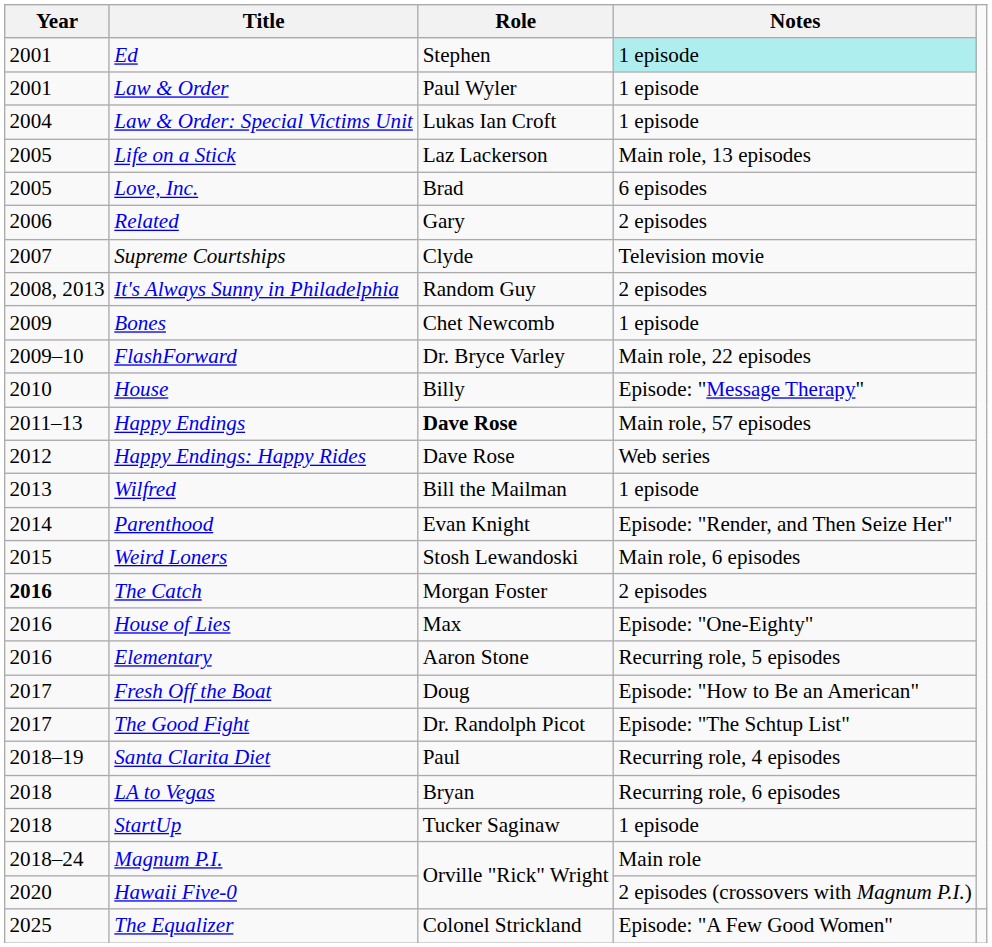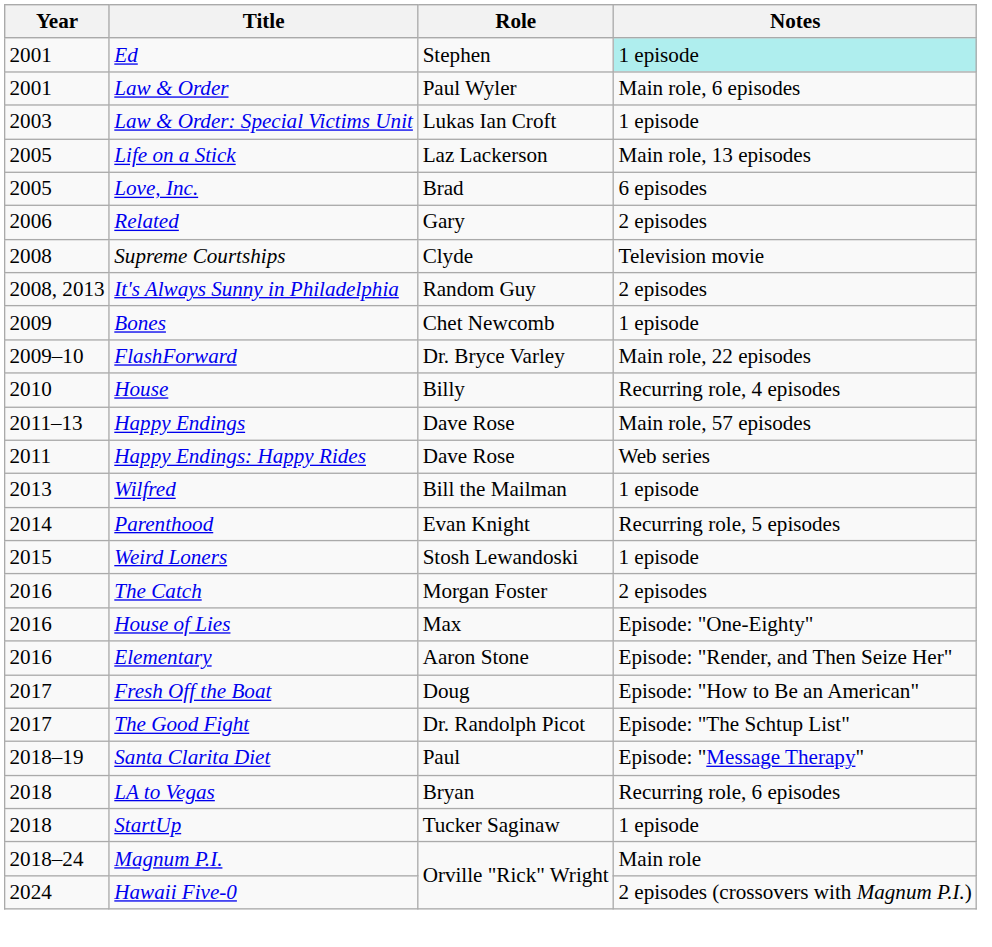(659, 88) 1 episode -> (709, 88) Main role, 6 episodes
(31, 121) 2004 -> (31, 121) 2003
(31, 255) 2007 -> (31, 255) 2008
(741, 389) Episode: "Message Therapy" -> (729, 389) Recurring role, 4 episodes
(470, 423) bold -> (469, 423) normal
(31, 456) 2012 -> (30, 456) 2011
(785, 523) Episode: "Render, and Then Seize Her" -> (729, 523) Recurring role, 5 episodes
(709, 557) Main role, 6 episodes -> (659, 557) 1 episode
(31, 590) bold -> (31, 590) normal
(729, 657) Recurring role, 5 episodes -> (785, 657) Episode: "Render, and Then Seize Her"
(729, 758) Recurring role, 4 episodes -> (741, 758) Episode: "Message Therapy"
(31, 892) 2020 -> (31, 892) 2024
- row: (174, 925)
